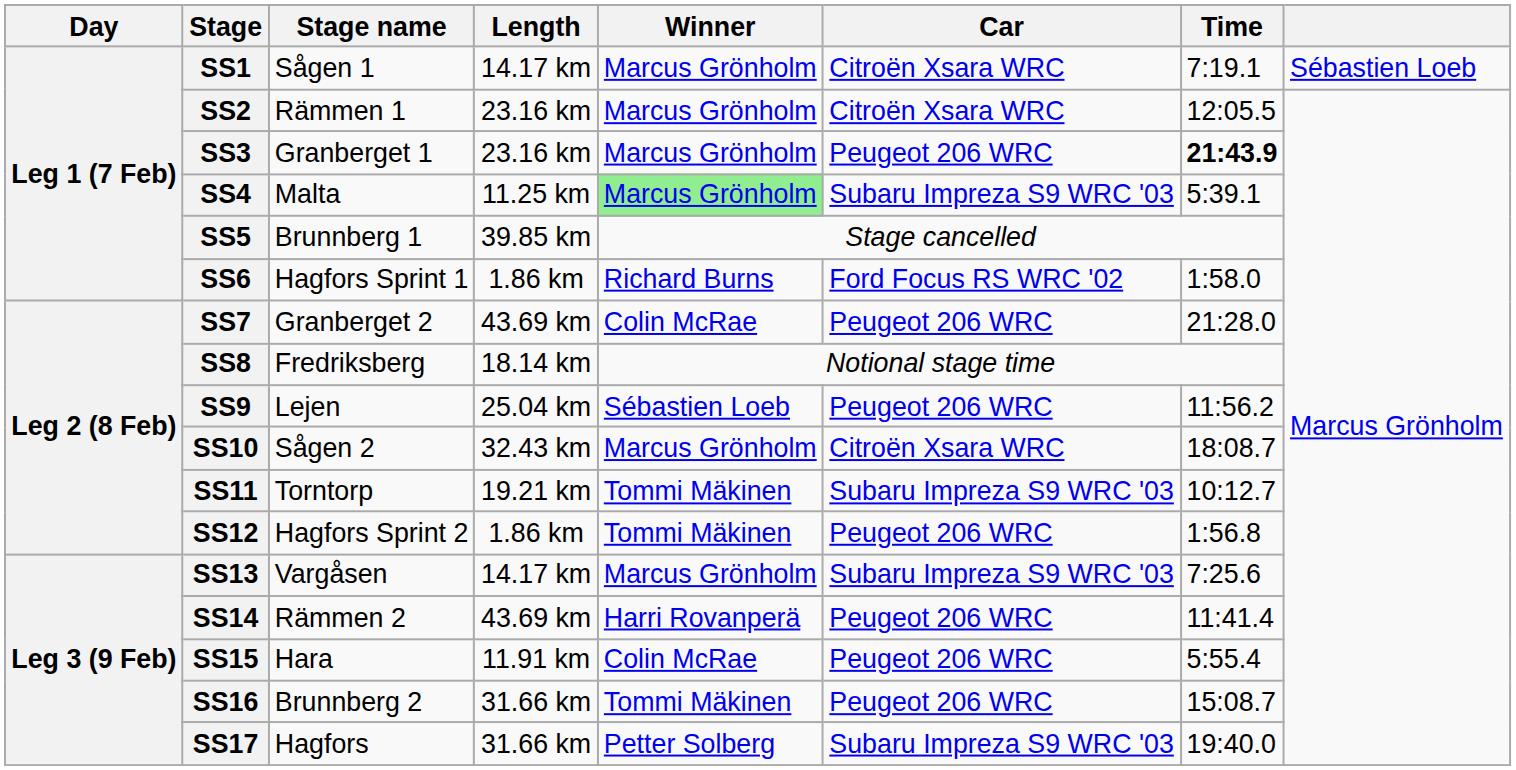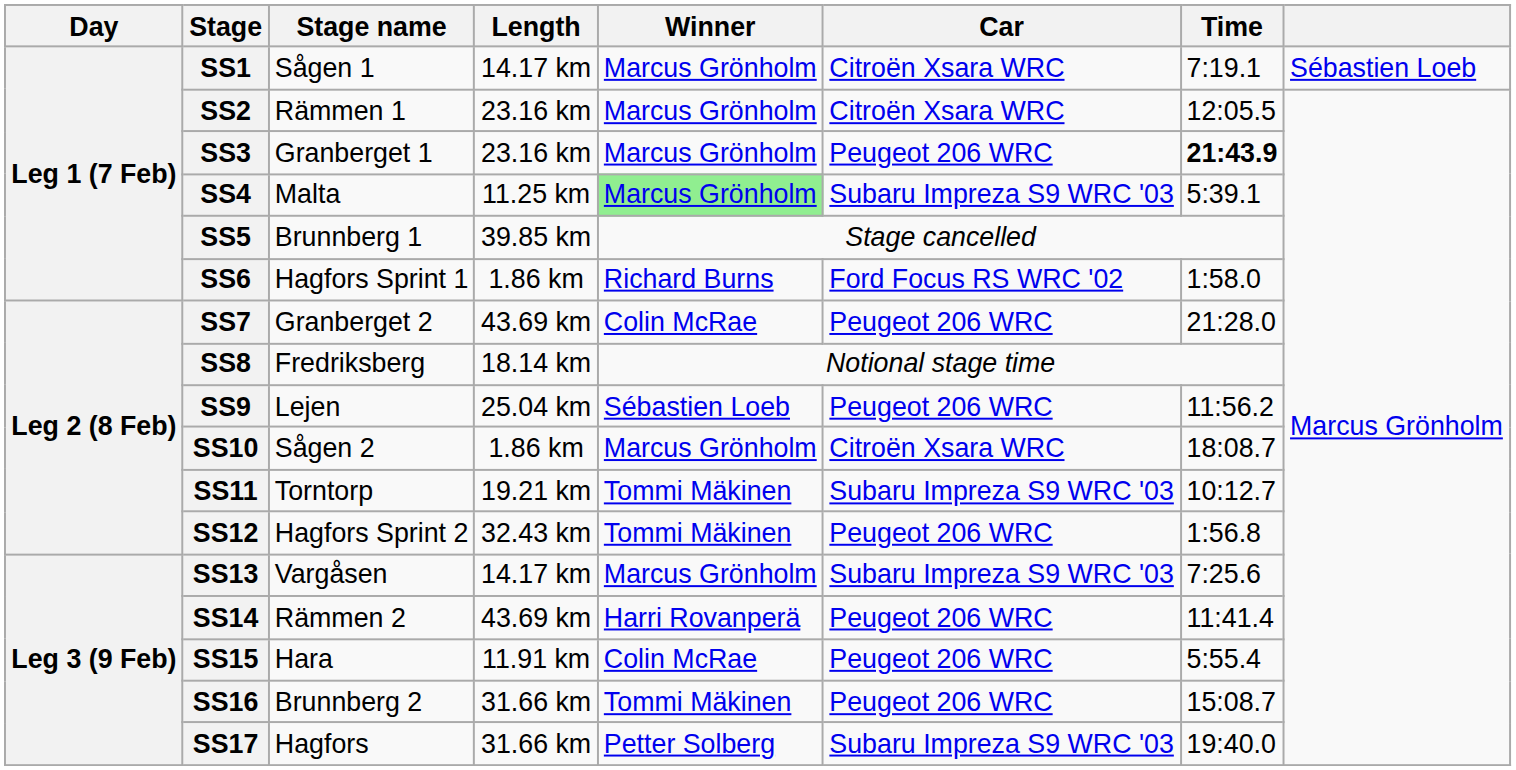(536, 448) 32.43 km -> (536, 448) 1.86 km
(536, 532) 1.86 km -> (536, 532) 32.43 km
